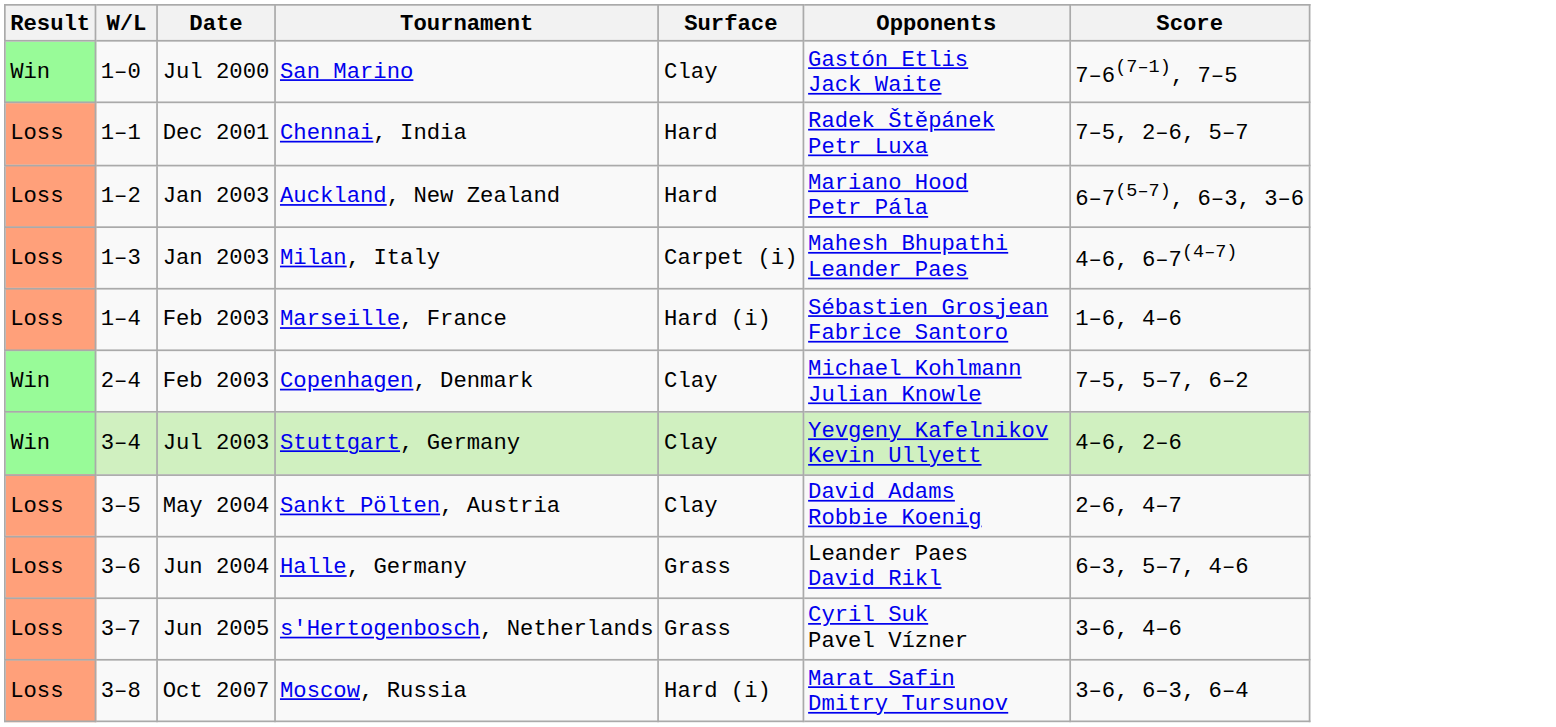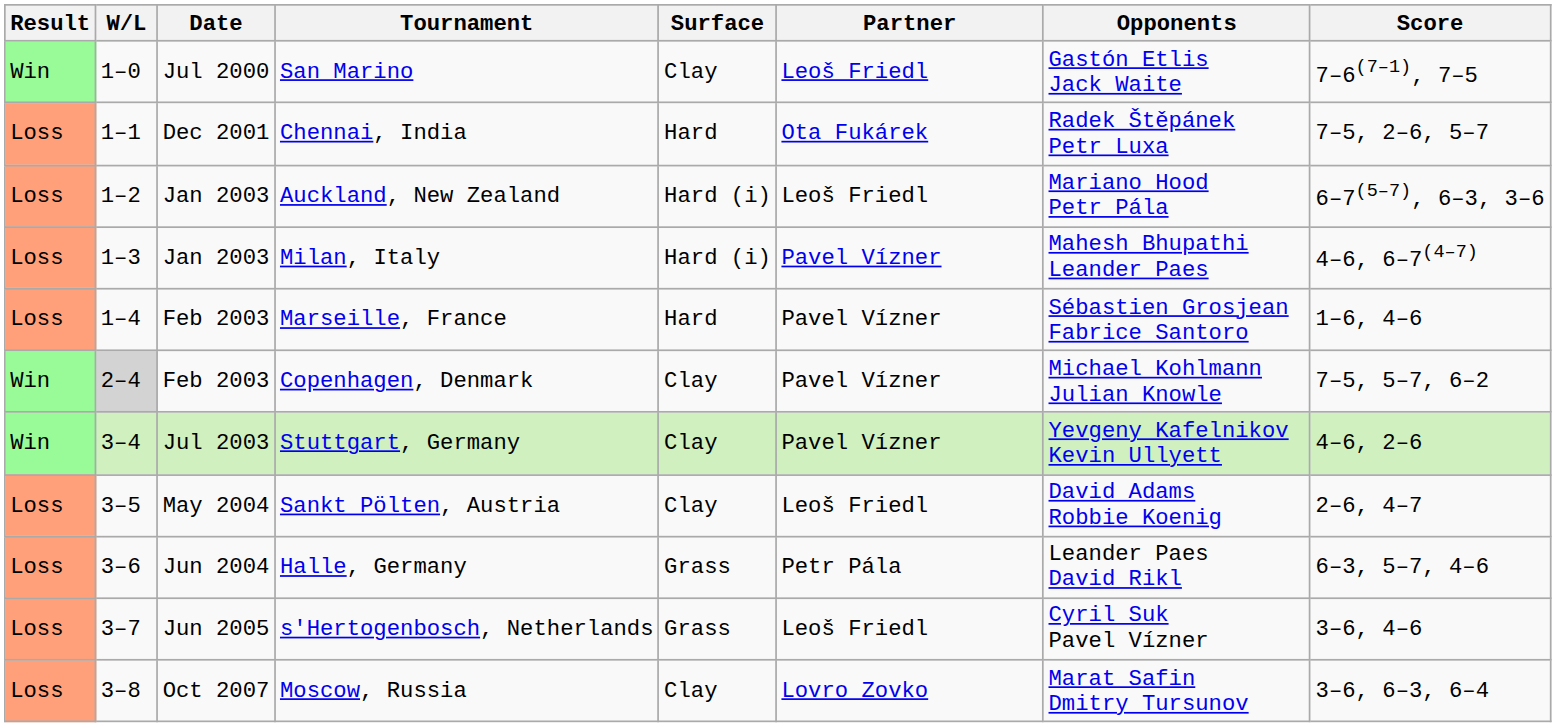+ column: (910, 23)
(691, 196) Hard -> (717, 196) Hard (i)
(731, 258) Carpet (i) -> (717, 258) Hard (i)
(717, 320) Hard (i) -> (691, 320) Hard
(121, 381) no background -> (121, 381) lightgrey background
(717, 691) Hard (i) -> (691, 691) Clay
